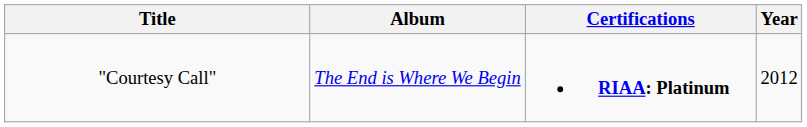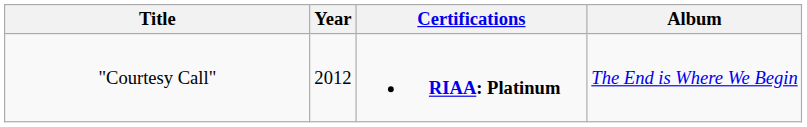columns swapped: (779, 19) <-> (418, 19)
